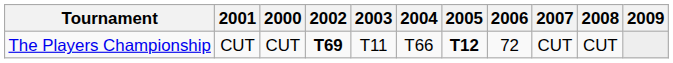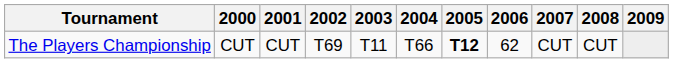columns swapped: (283, 18) <-> (237, 18)
(328, 45) bold -> (328, 45) normal
(510, 45) 72 -> (510, 45) 62
